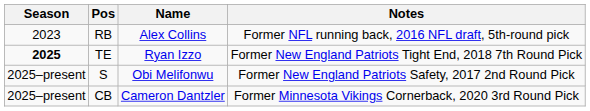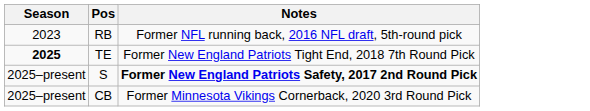- column: (173, 14)
(406, 75) normal -> (299, 75) bold
